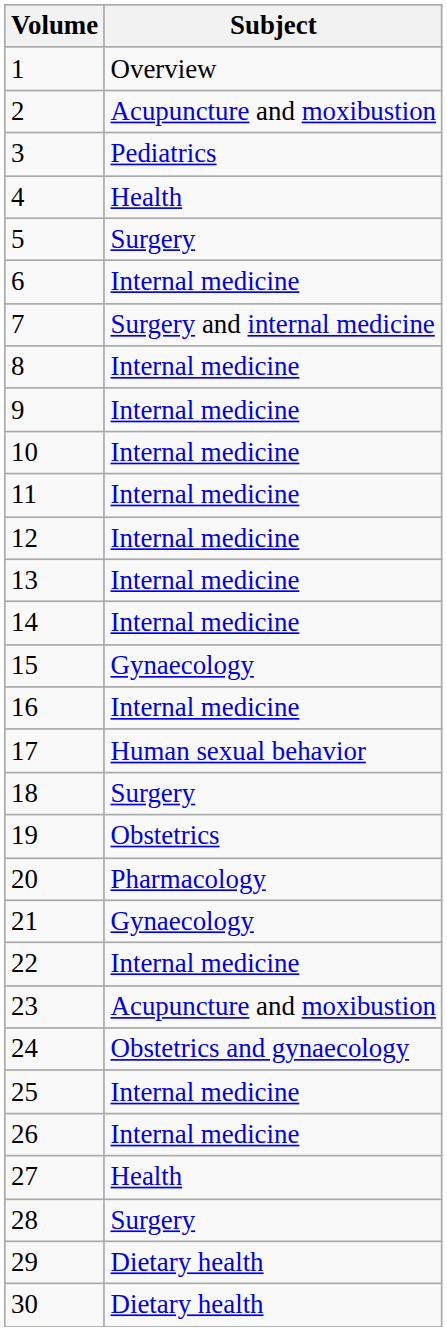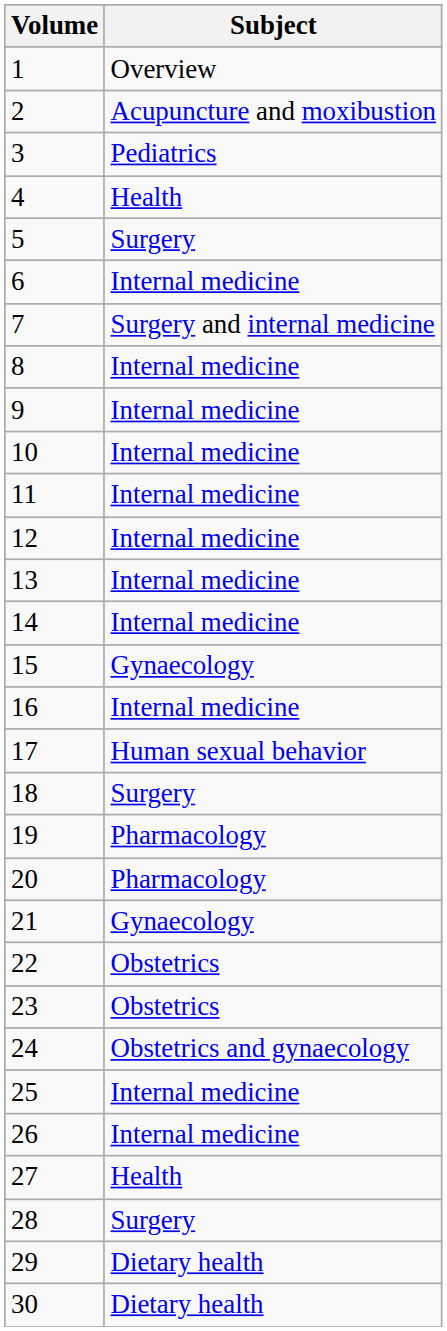(165, 835) Obstetrics -> (188, 835) Pharmacology
(205, 963) Internal medicine -> (165, 963) Obstetrics
(273, 1006) Acupuncture and moxibustion -> (165, 1006) Obstetrics
